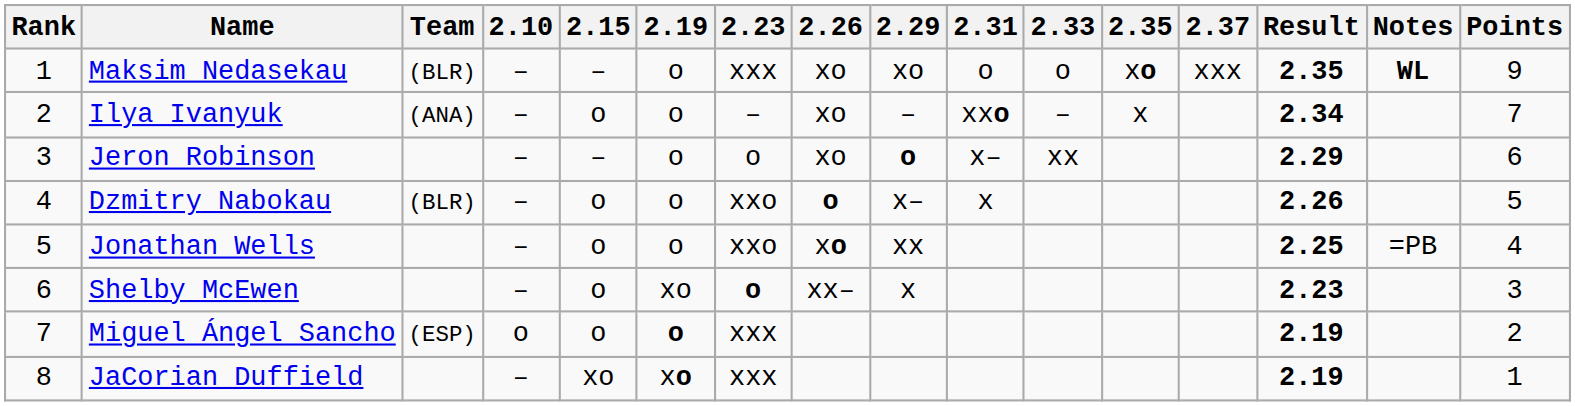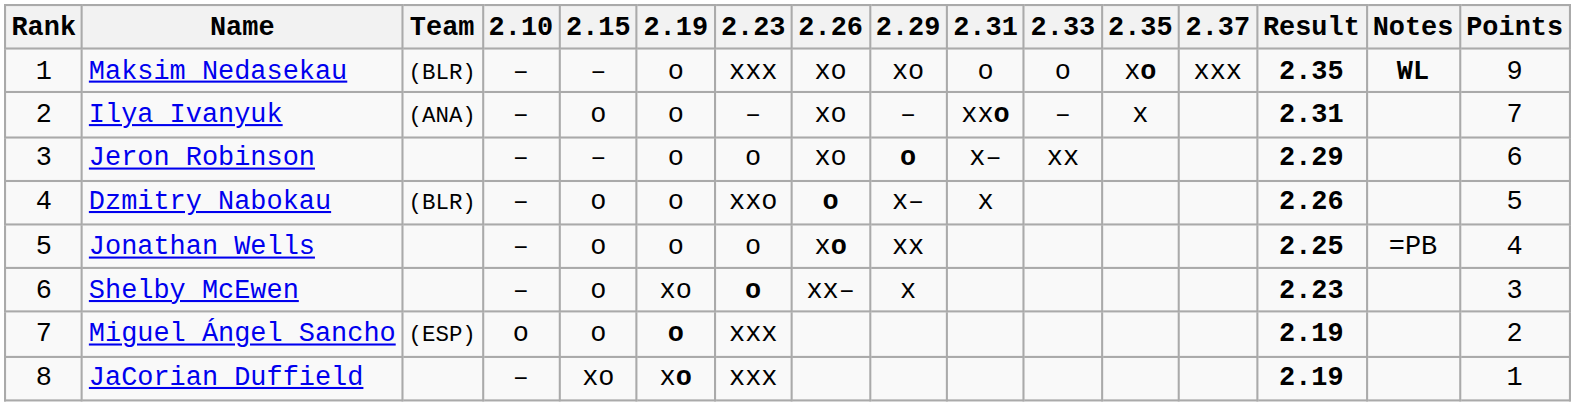(1311, 115) 2.34 -> (1311, 115) 2.31
(753, 246) xxo -> (753, 246) o
